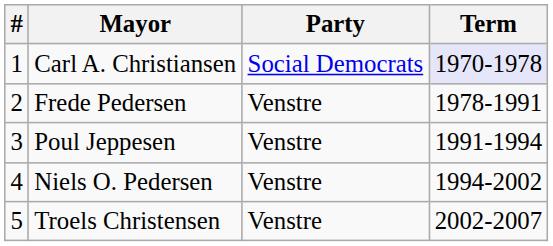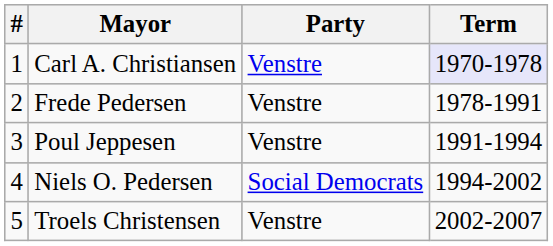(335, 63) Social Democrats -> (285, 63) Venstre
(285, 181) Venstre -> (335, 181) Social Democrats
